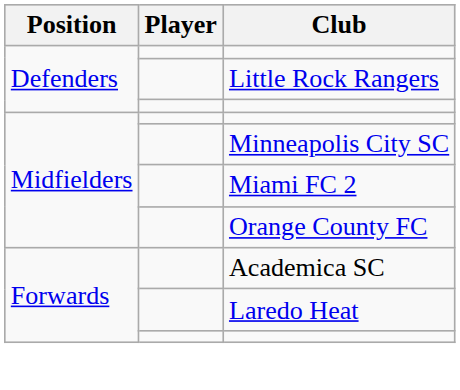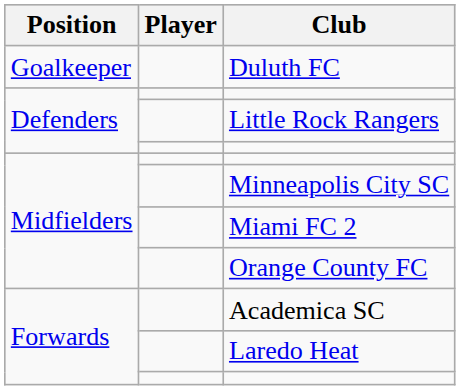+ row: (71, 66)
